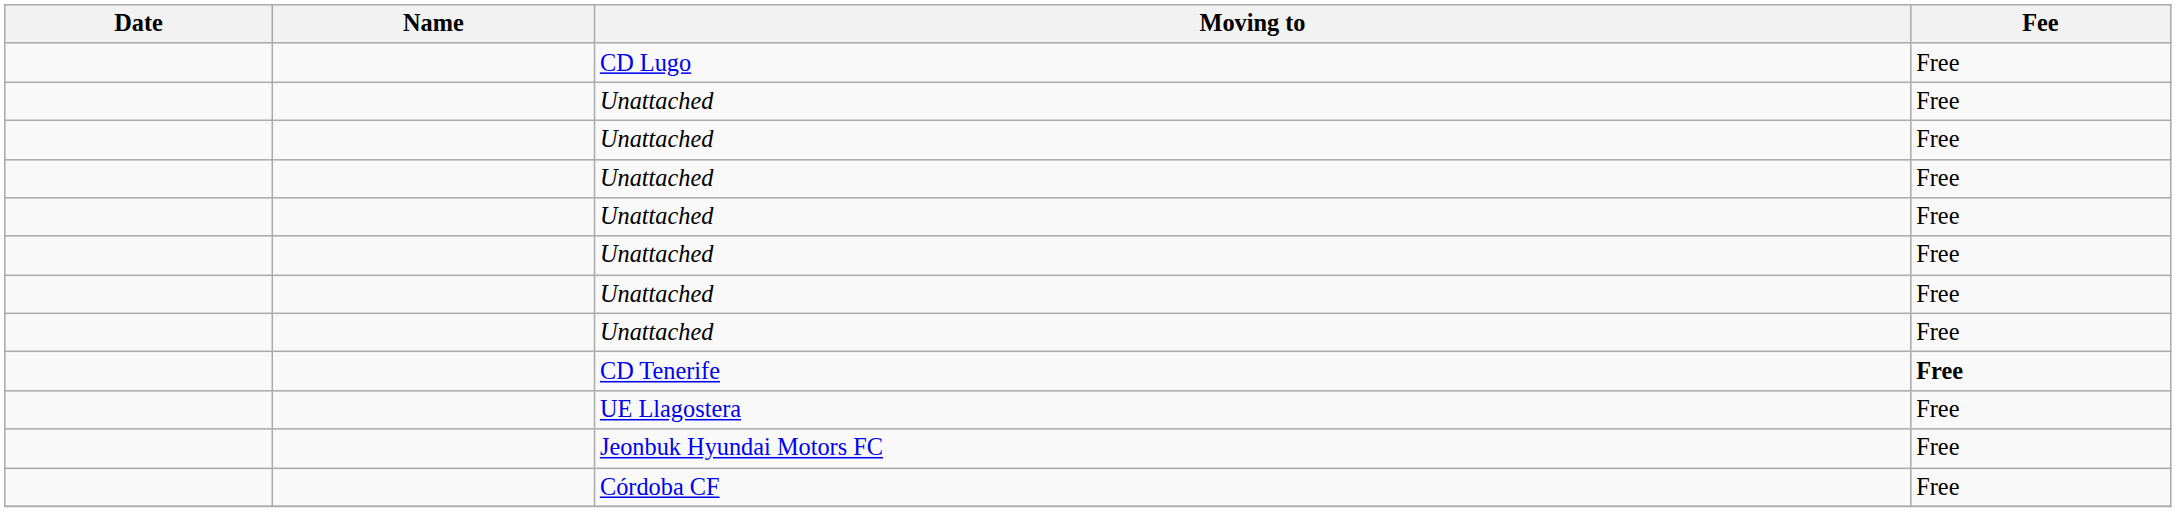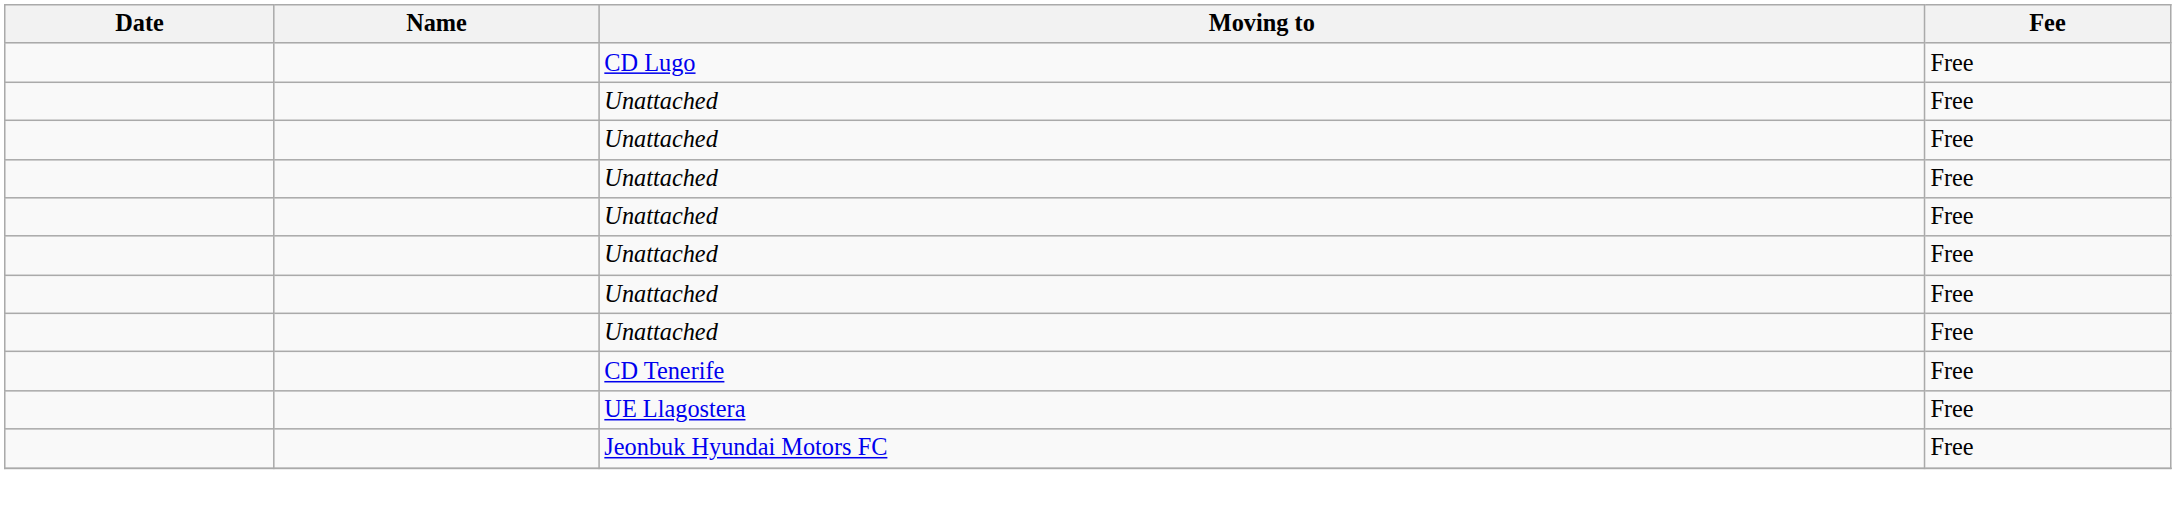(1940, 370) bold -> (1952, 370) normal
- row: (139, 487)
